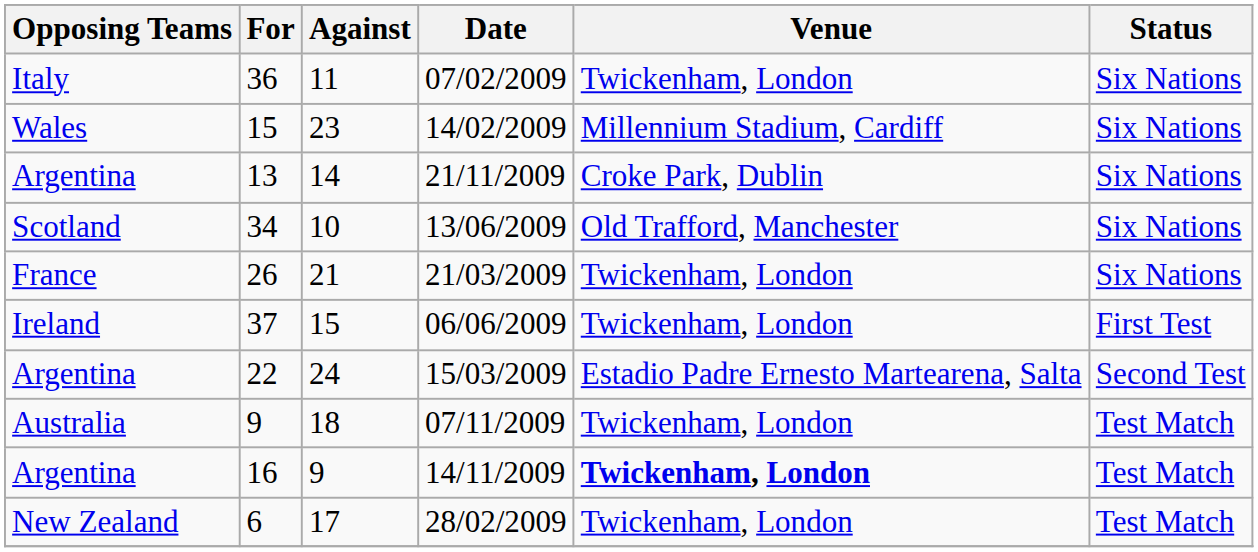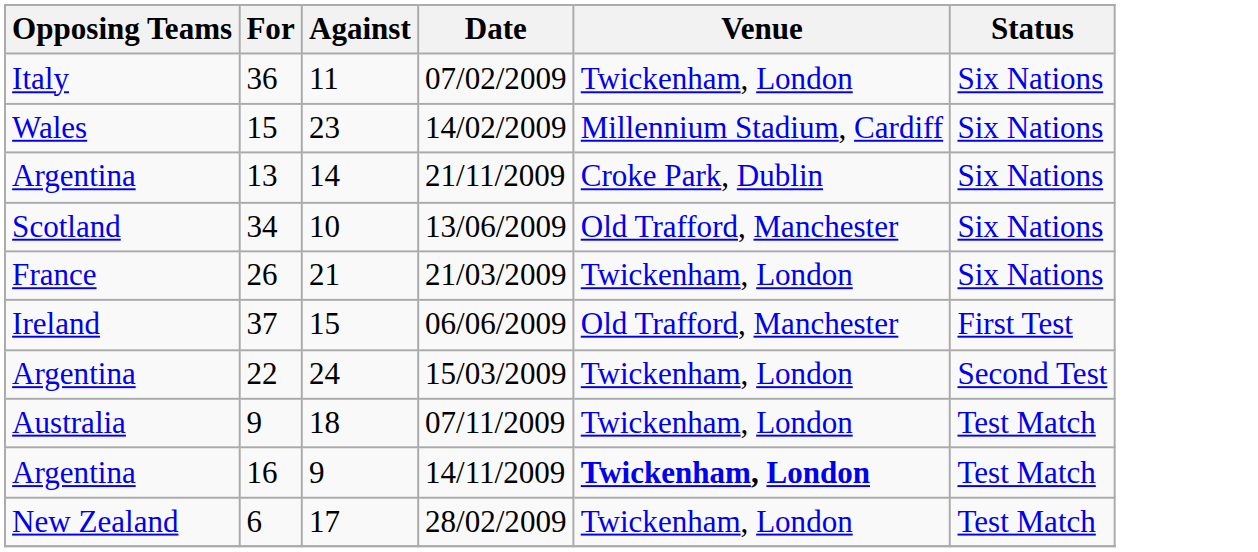(717, 324) Twickenham, London -> (740, 324) Old Trafford, Manchester
(831, 373) Estadio Padre Ernesto Martearena, Salta -> (717, 373) Twickenham, London
